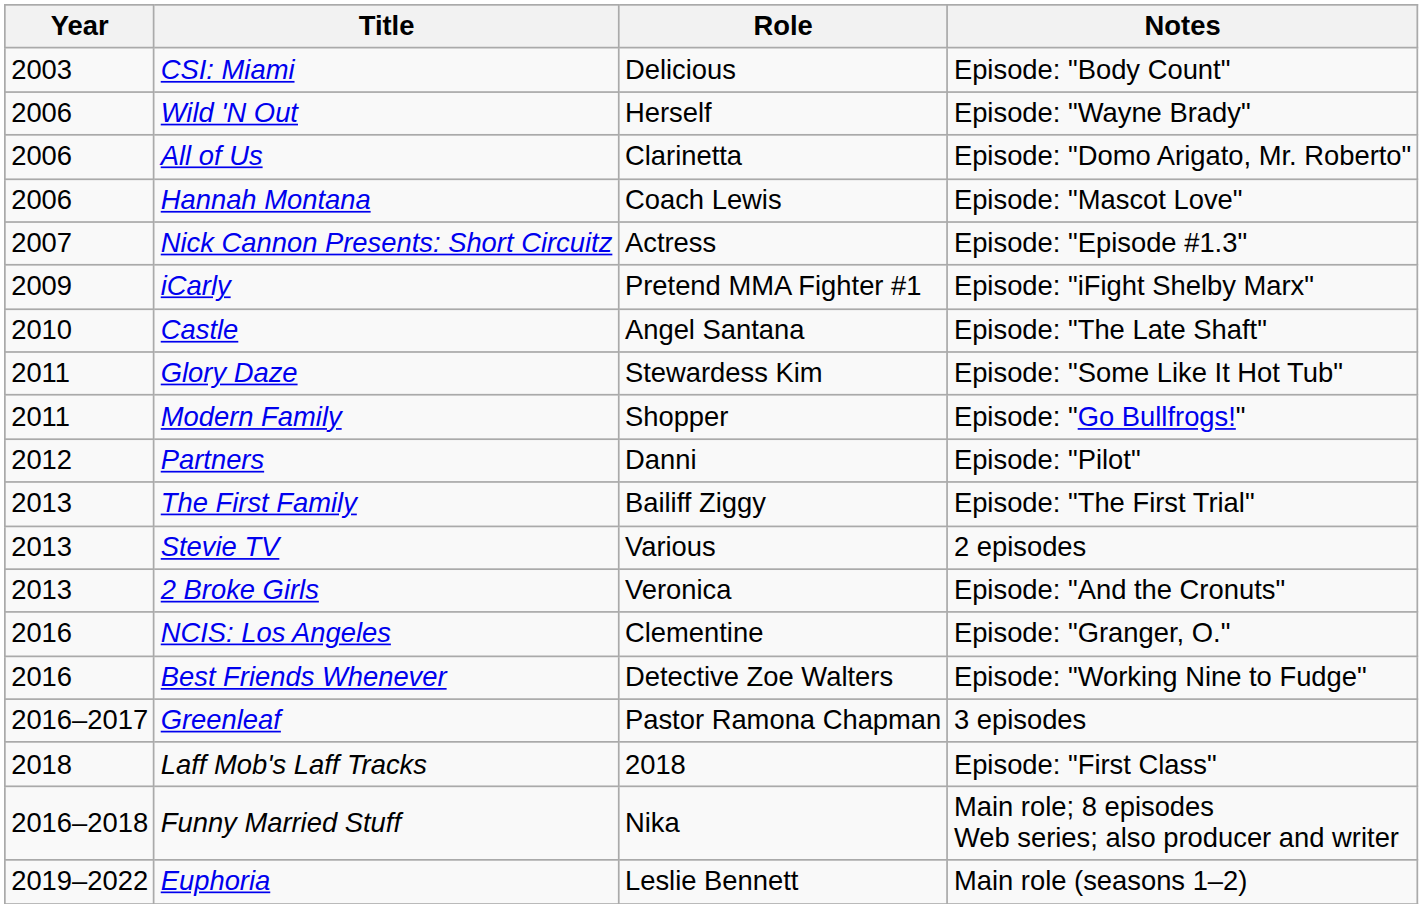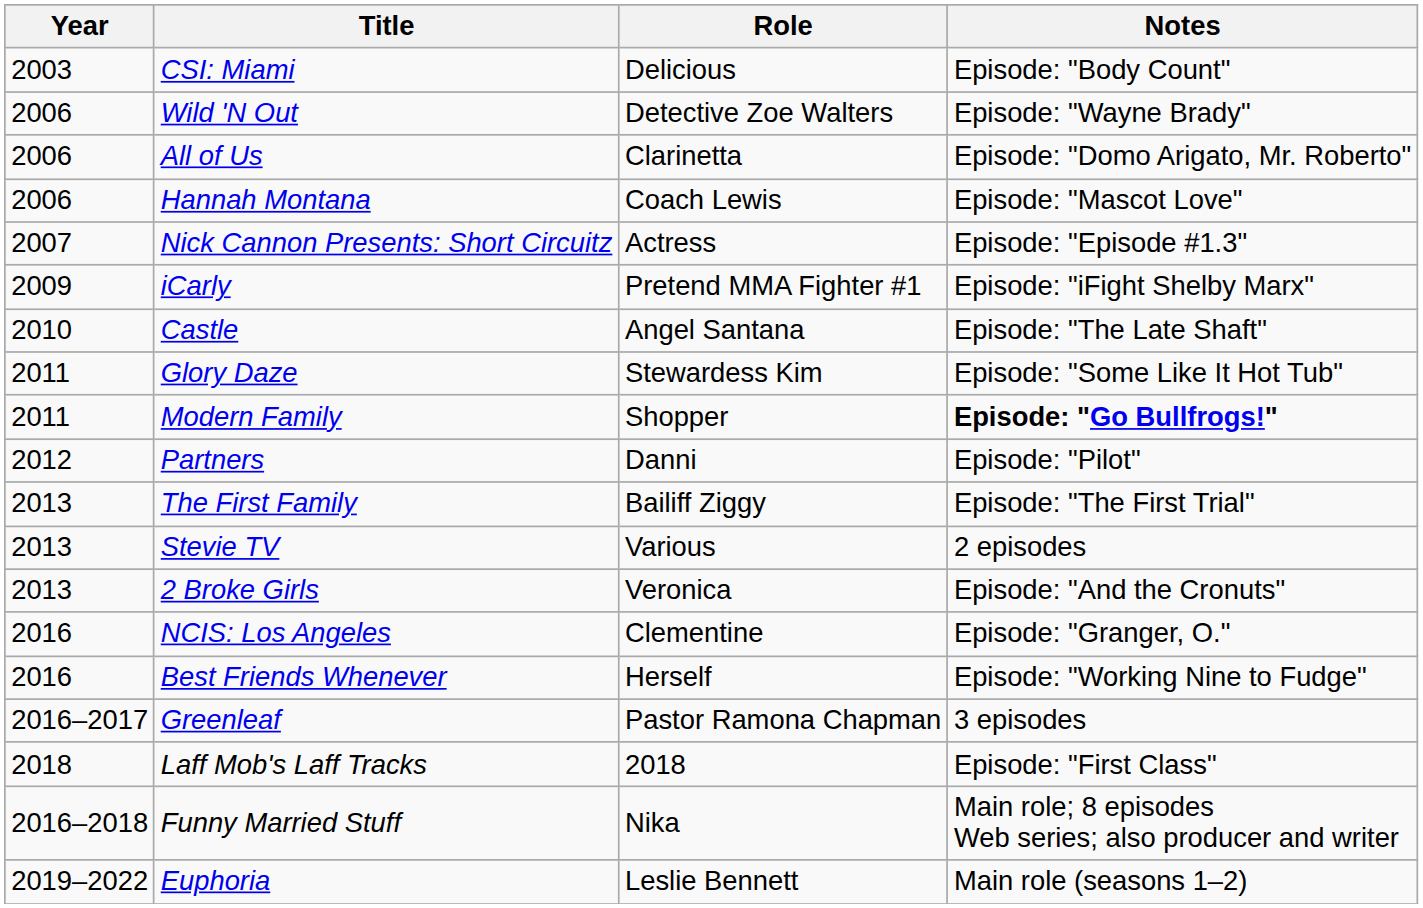(668, 112) Herself -> (759, 112) Detective Zoe Walters
(1100, 416) normal -> (1116, 416) bold
(759, 677) Detective Zoe Walters -> (668, 677) Herself
